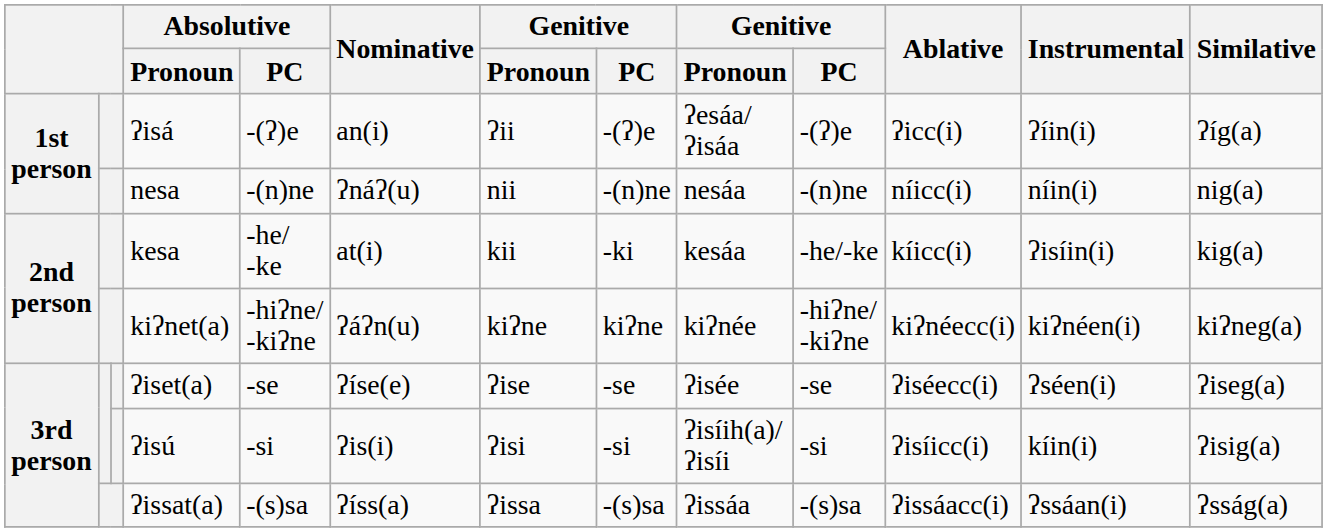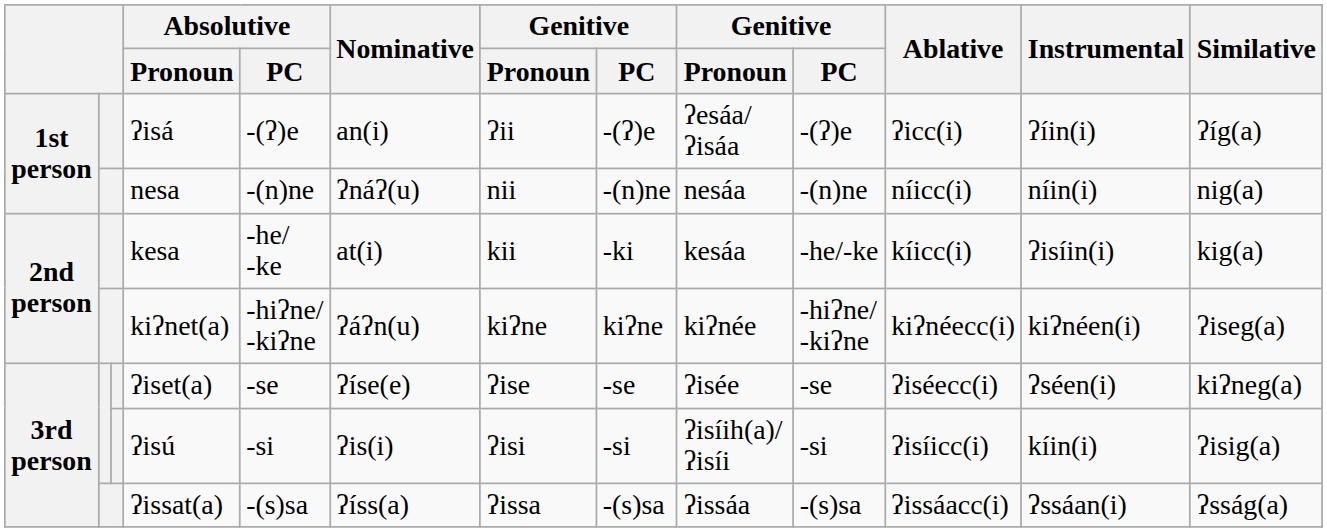(1249, 325) kiʔneg(a) -> (1241, 325) ʔiseg(a)
(1241, 385) ʔiseg(a) -> (1249, 385) kiʔneg(a)
